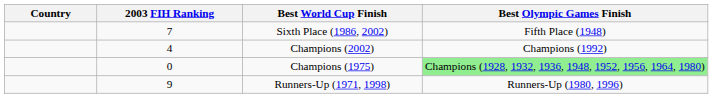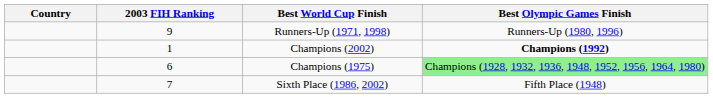rows swapped: (332, 31) <-> (332, 84)
(170, 48) 4 -> (170, 48) 1
(565, 48) normal -> (565, 48) bold
(170, 66) 0 -> (170, 66) 6
